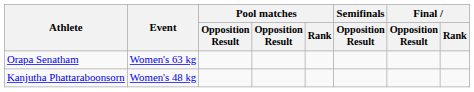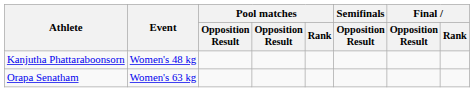rows swapped: (66, 78) <-> (43, 60)
